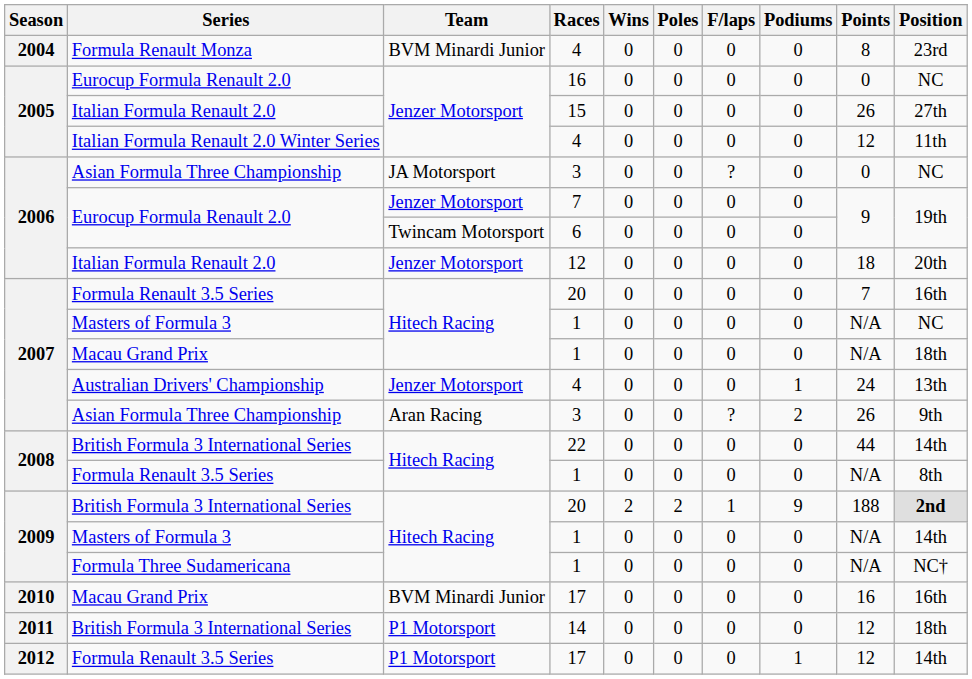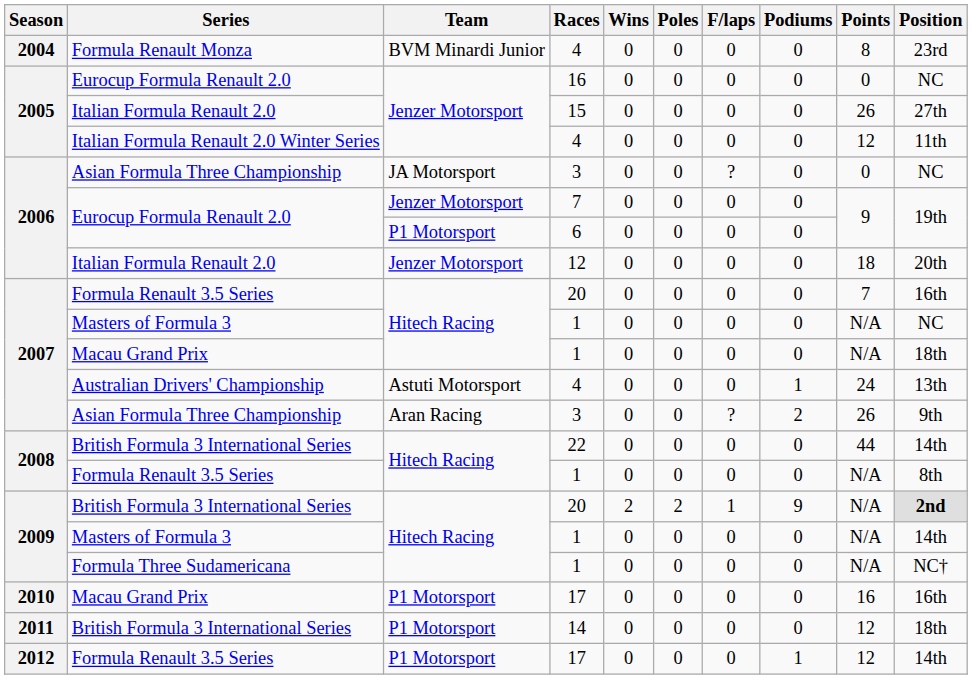(466, 232) Twincam Motorsport -> (442, 232) P1 Motorsport
(456, 384) Jenzer Motorsport -> (455, 384) Astuti Motorsport
(866, 506) 188 -> (866, 506) N/A
(467, 597) BVM Minardi Junior -> (442, 597) P1 Motorsport
